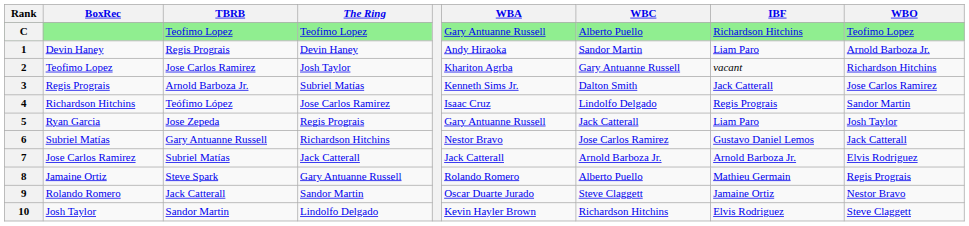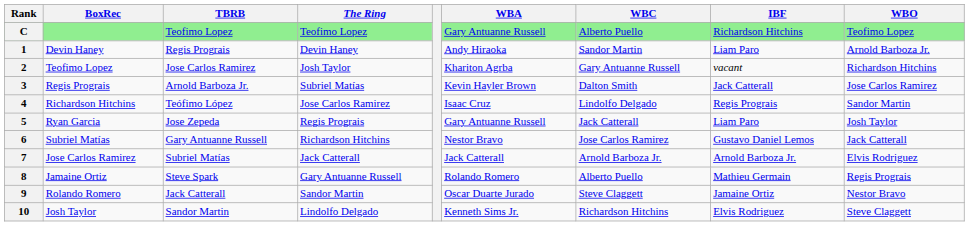(481, 86) Kenneth Sims Jr. -> (490, 86) Kevin Hayler Brown
(490, 212) Kevin Hayler Brown -> (481, 212) Kenneth Sims Jr.
